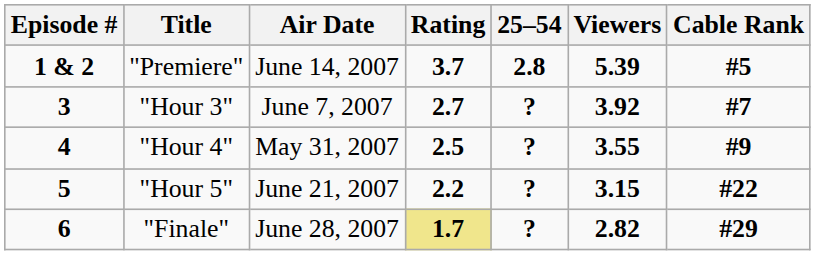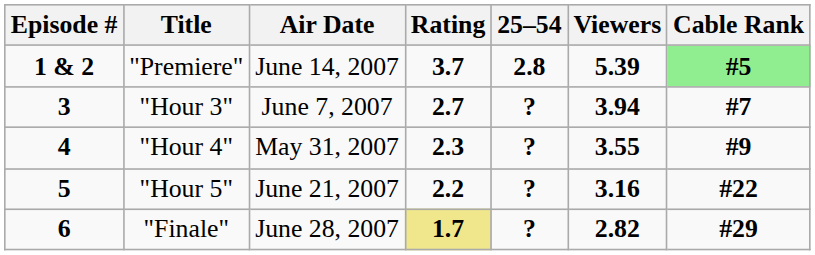(739, 65) no background -> (739, 65) lightgreen background
(617, 106) 3.92 -> (617, 106) 3.94
(448, 147) 2.5 -> (448, 147) 2.3
(617, 188) 3.15 -> (617, 188) 3.16
